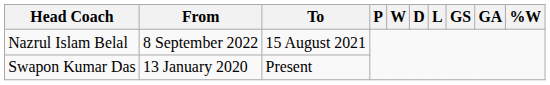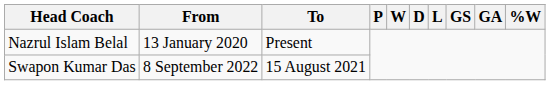(201, 42) 8 September 2022 -> (195, 42) 13 January 2020
(316, 42) 15 August 2021 -> (289, 42) Present
(195, 67) 13 January 2020 -> (201, 67) 8 September 2022
(289, 67) Present -> (316, 67) 15 August 2021
